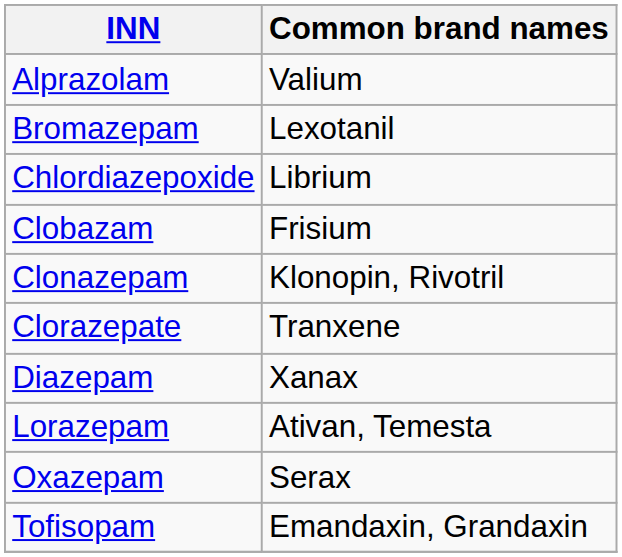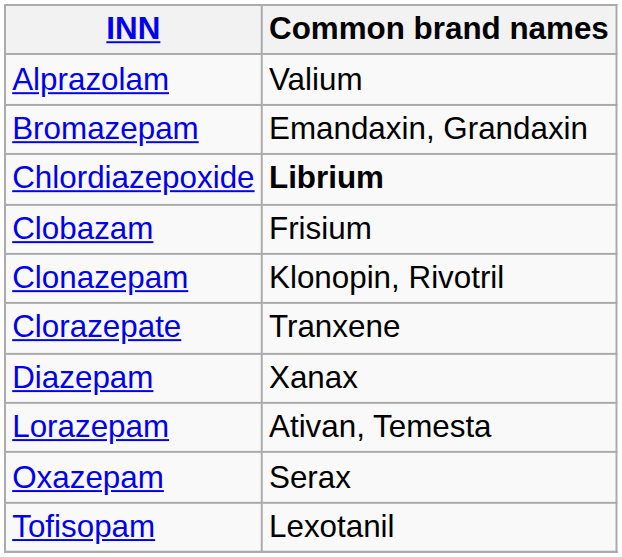(332, 128) Lexotanil -> (429, 128) Emandaxin, Grandaxin
(320, 178) normal -> (326, 178) bold
(429, 526) Emandaxin, Grandaxin -> (332, 526) Lexotanil
